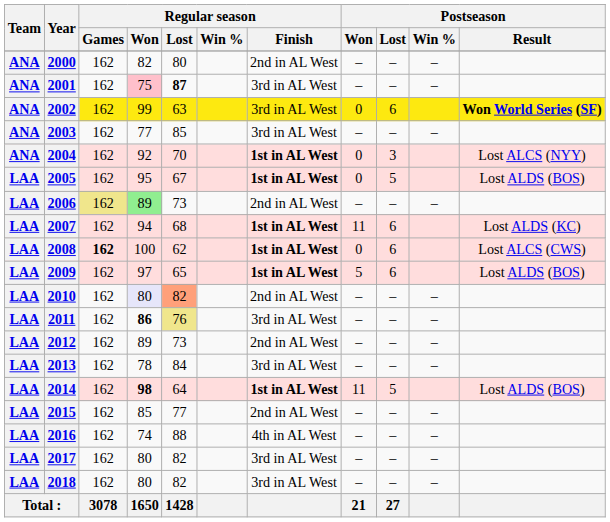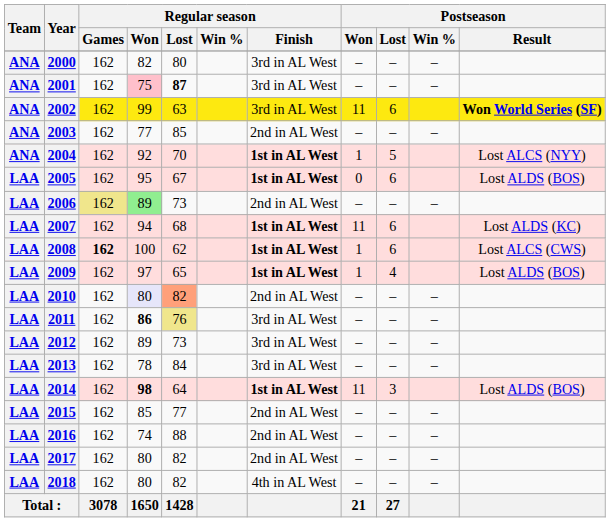(294, 62) 2nd in AL West -> (294, 62) 3rd in AL West
(359, 109) 0 -> (359, 109) 11
(294, 132) 3rd in AL West -> (294, 132) 2nd in AL West
(359, 156) 0 -> (359, 156) 1
(393, 156) 3 -> (393, 156) 5
(393, 179) 5 -> (393, 179) 6
(359, 249) 0 -> (359, 249) 1
(359, 272) 5 -> (359, 272) 1
(393, 272) 6 -> (393, 272) 4
(294, 342) 2nd in AL West -> (294, 342) 3rd in AL West
(393, 389) 5 -> (393, 389) 3
(294, 435) 4th in AL West -> (294, 435) 2nd in AL West
(294, 459) 3rd in AL West -> (294, 459) 2nd in AL West
(294, 482) 3rd in AL West -> (294, 482) 4th in AL West
